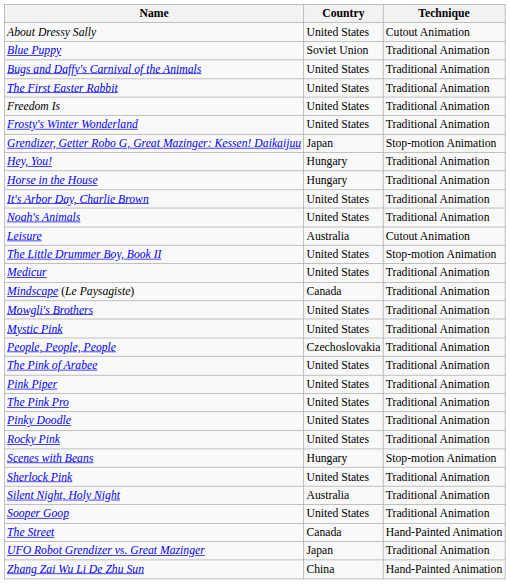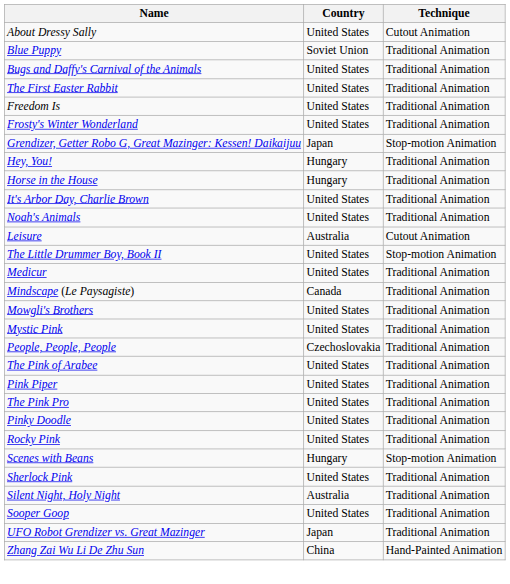- row: (31, 532)
